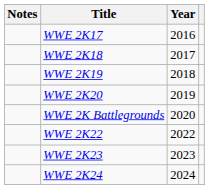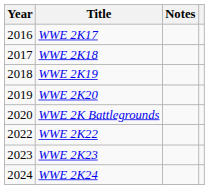columns swapped: (183, 14) <-> (22, 14)
